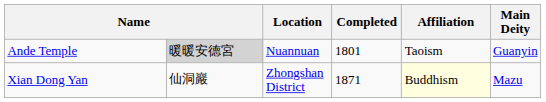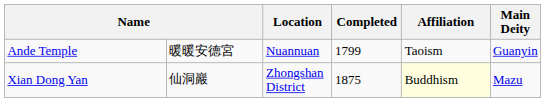(202, 50) lightgrey background -> (202, 50) no background
(348, 51) 1801 -> (348, 51) 1799
(348, 80) 1871 -> (348, 80) 1875
